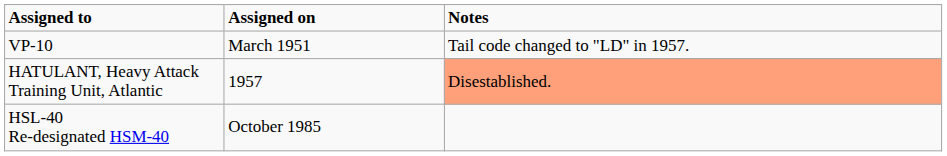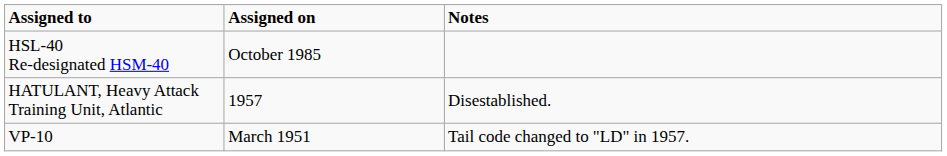rows swapped: (31, 44) <-> (89, 127)
(500, 81) lightsalmon background -> (500, 100) no background
